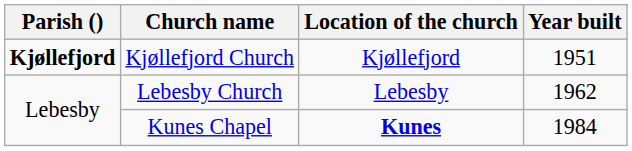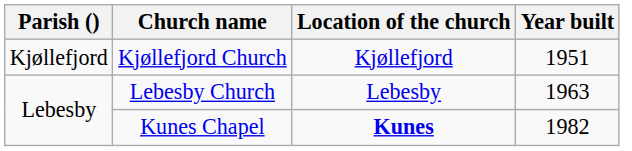(63, 57) bold -> (59, 57) normal
(575, 92) 1962 -> (567, 92) 1963
(575, 127) 1984 -> (567, 127) 1982
